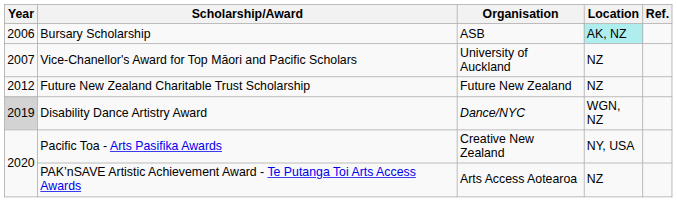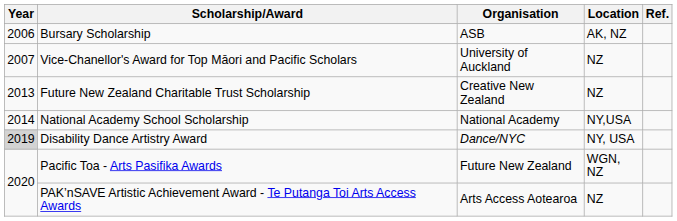(607, 33) paleturquoise background -> (607, 33) no background
(21, 86) 2012 -> (21, 93) 2013
(516, 86) Future New Zealand -> (497, 93) Creative New Zealand
+ row: (144, 120)
(604, 113) WGN, NZ -> (611, 139) NY, USA
(497, 146) Creative New Zealand -> (516, 166) Future New Zealand
(611, 146) NY, USA -> (604, 166) WGN, NZ
